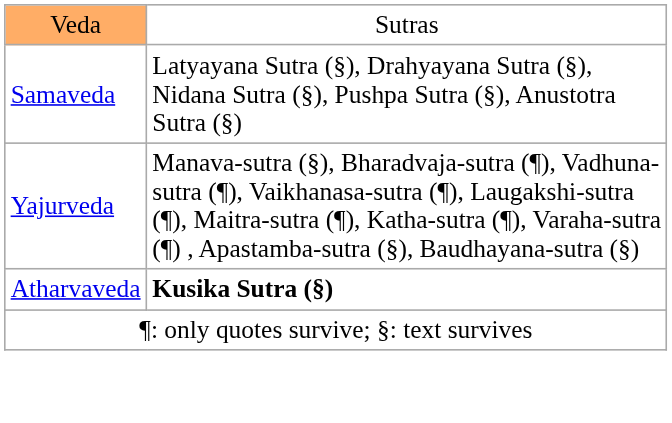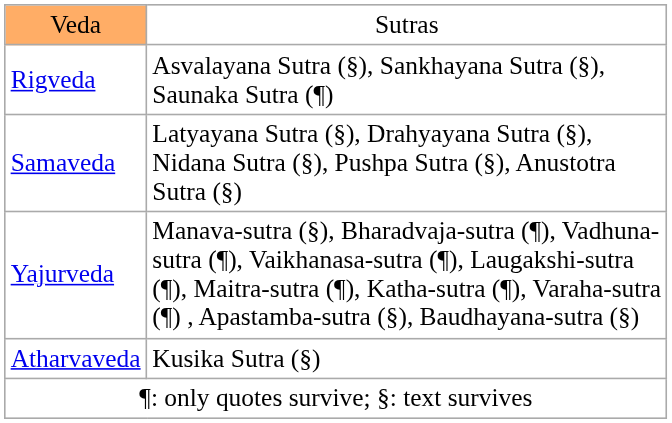+ row: (53, 79)
(243, 288) bold -> (236, 357) normal
